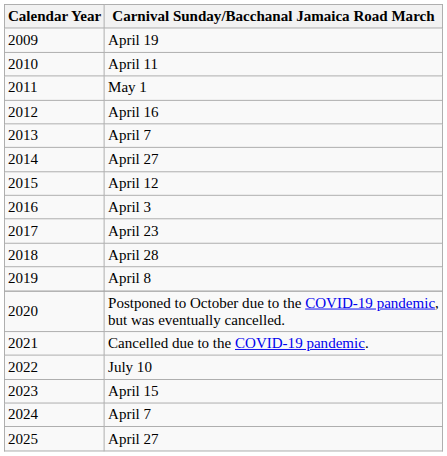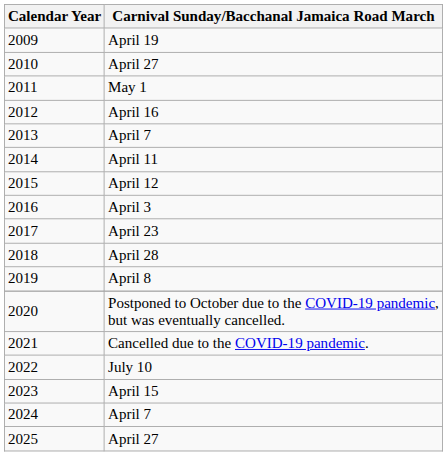(133, 64) April 11 -> (133, 64) April 27
(133, 159) April 27 -> (133, 159) April 11
